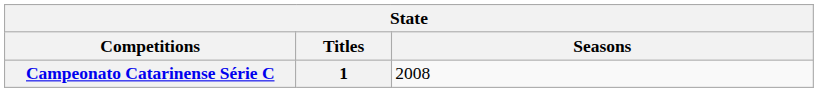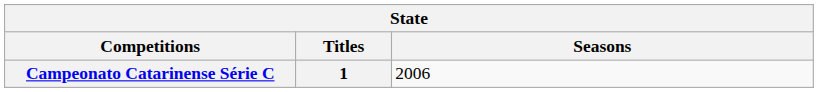(413, 73) 2008 -> (413, 73) 2006
